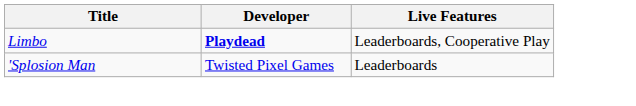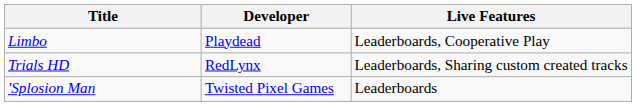(235, 40) bold -> (233, 40) normal
+ row: (39, 64)
